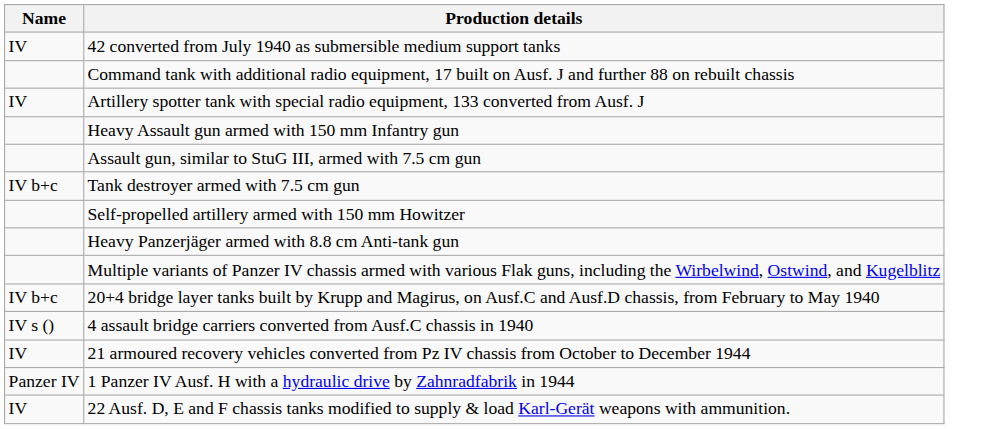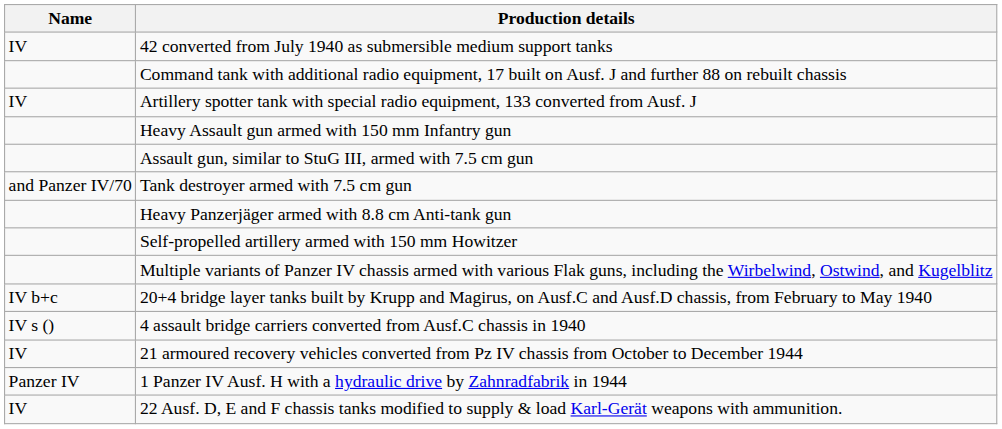(33, 185) IV b+c -> (70, 185) and Panzer IV/70
rows swapped: (273, 241) <-> (276, 213)
